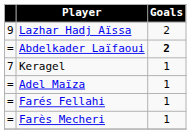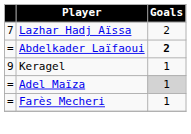(10, 31) 9 -> (10, 31) 7
(10, 67) 7 -> (10, 67) 9
(166, 85) no background -> (166, 85) lightgrey background
- row: (62, 102)
